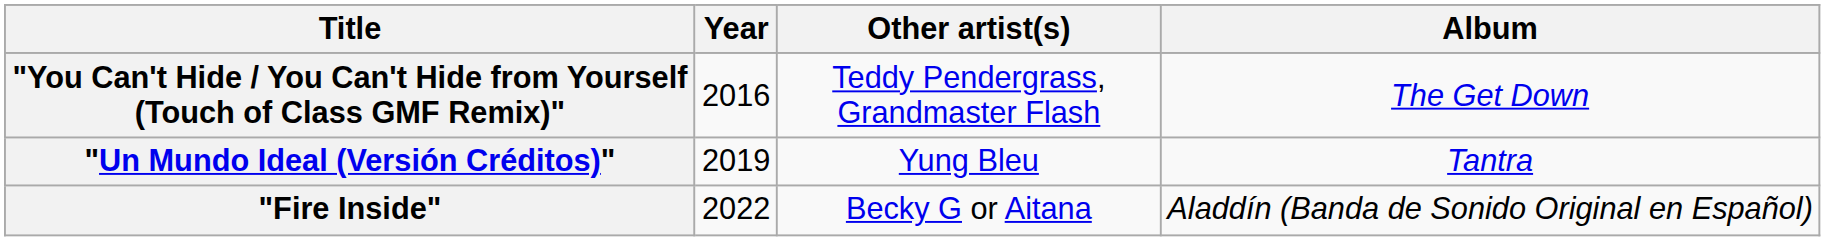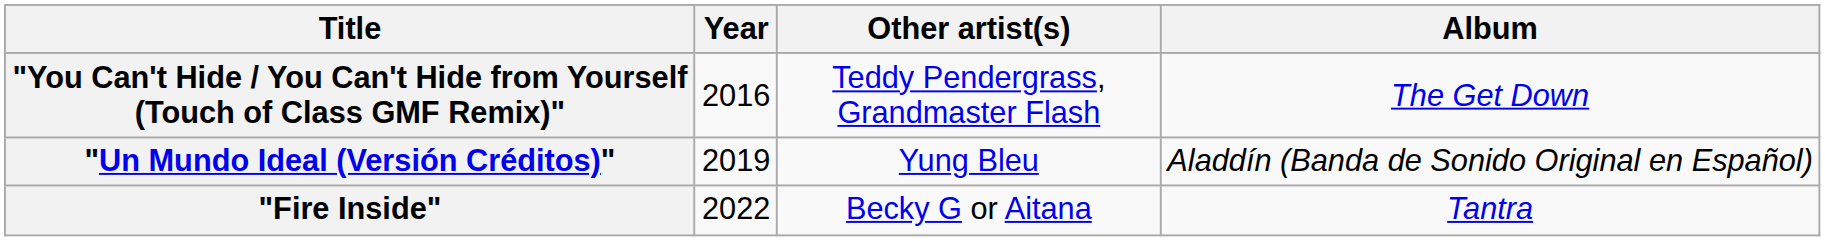(1490, 160) Tantra -> (1490, 160) Aladdín (Banda de Sonido Original en Español)
(1490, 209) Aladdín (Banda de Sonido Original en Español) -> (1490, 209) Tantra
